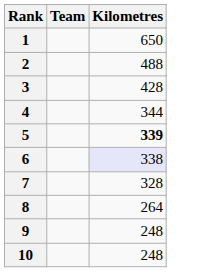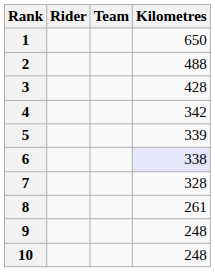+ column: (68, 16)
(152, 111) 344 -> (195, 111) 342
(152, 135) bold -> (195, 135) normal
(152, 207) 264 -> (195, 207) 261
